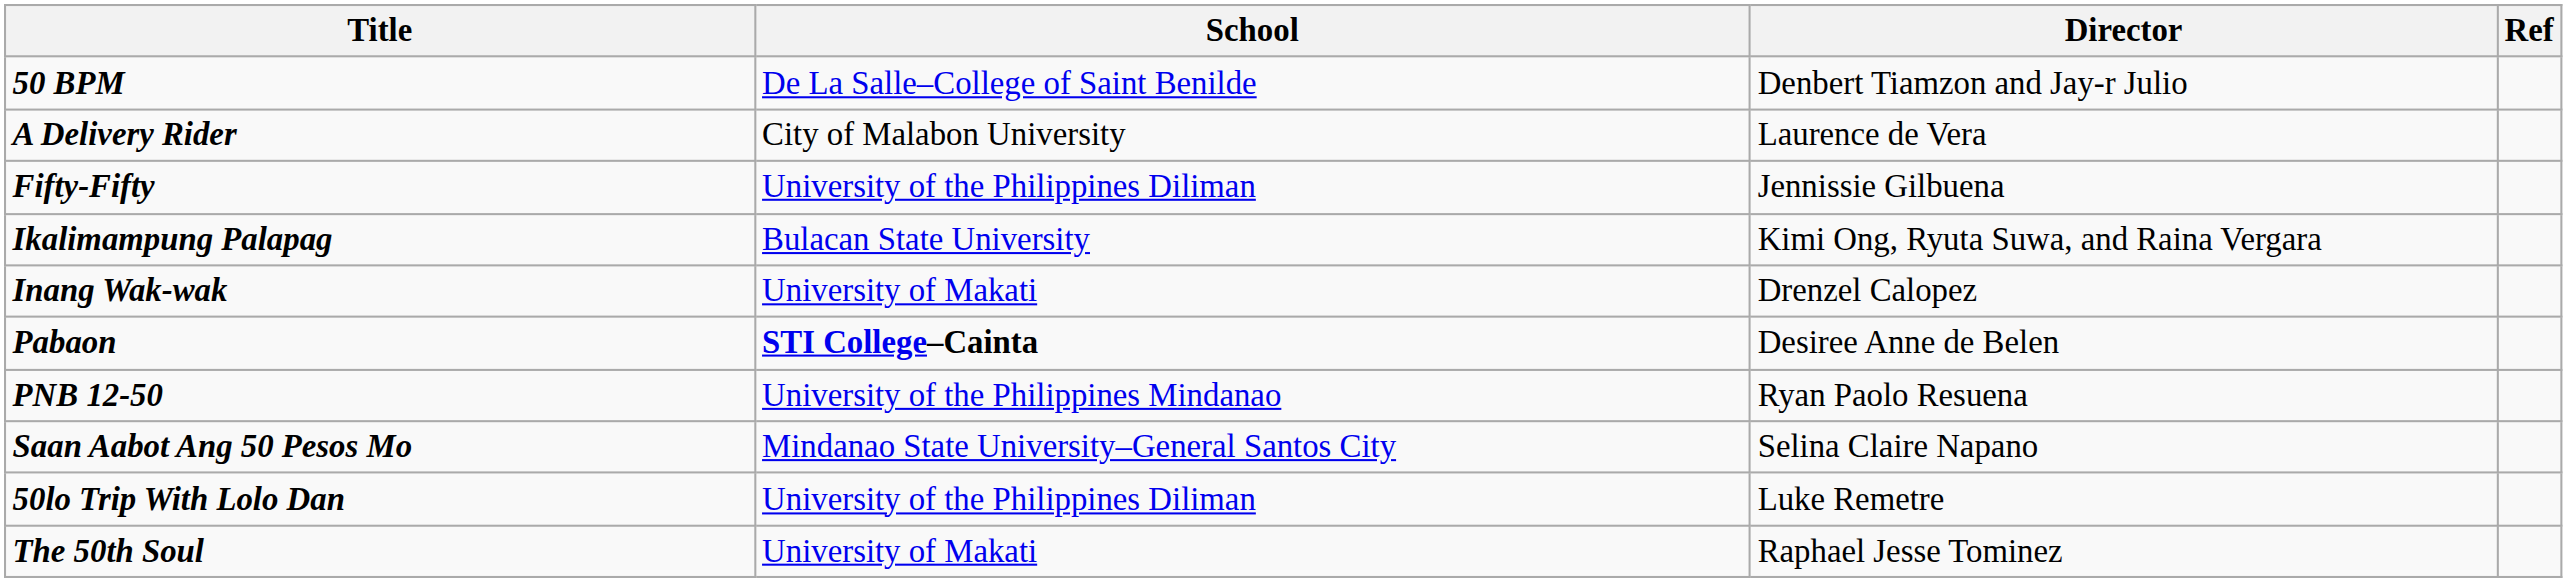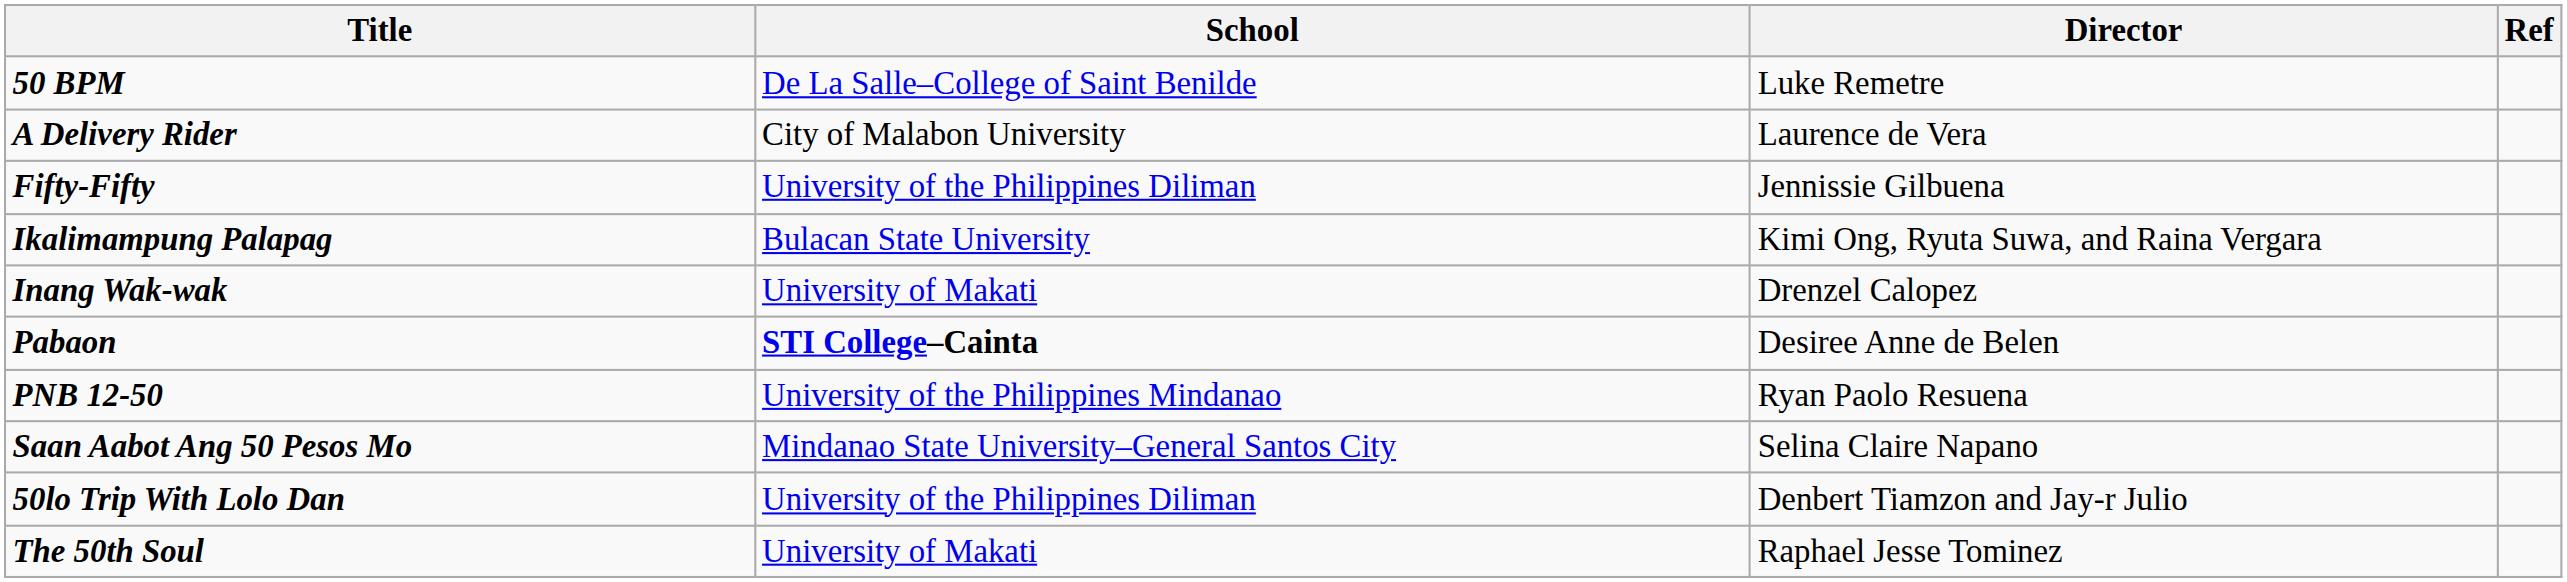(1973, 82) Denbert Tiamzon and Jay-r Julio -> (1851, 82) Luke Remetre
(1851, 498) Luke Remetre -> (1973, 498) Denbert Tiamzon and Jay-r Julio
